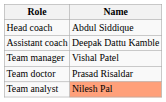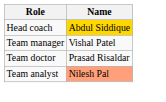(103, 27) no background -> (99, 27) gold background
- row: (37, 43)
